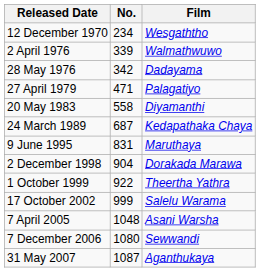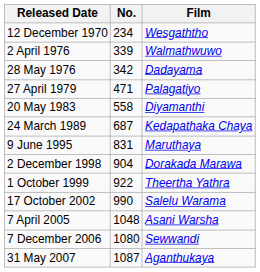(123, 201) 999 -> (123, 201) 990
